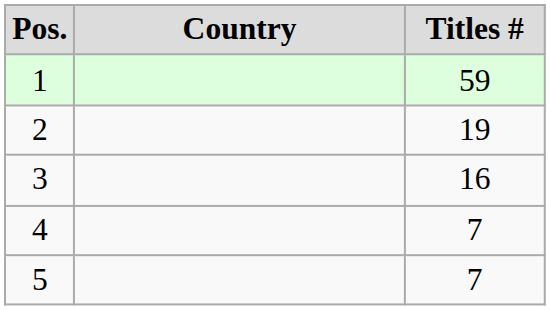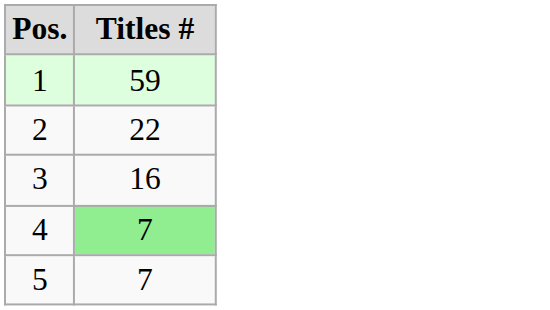- column: (240, 29)
(475, 129) 19 -> (145, 129) 22
(475, 229) no background -> (145, 229) lightgreen background
